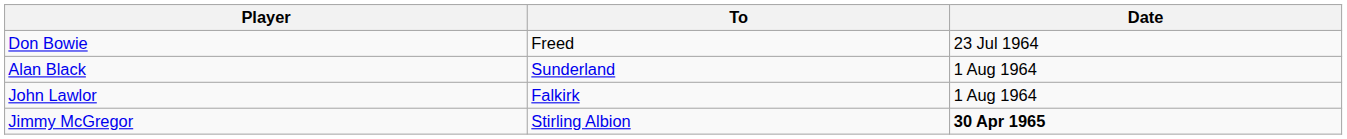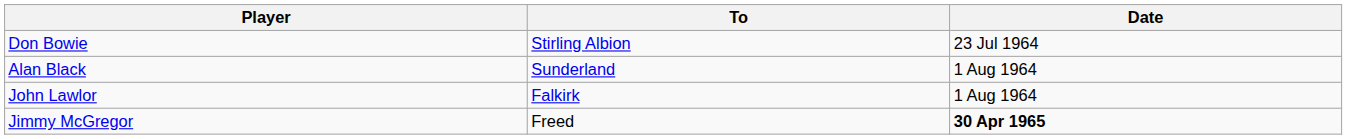(553, 44) Freed -> (581, 44) Stirling Albion
(581, 122) Stirling Albion -> (553, 122) Freed
